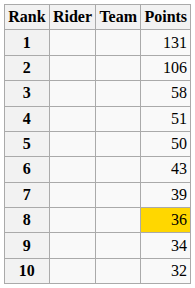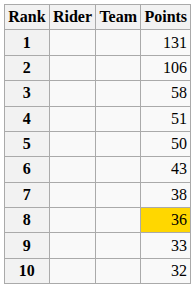(179, 194) 39 -> (179, 194) 38
(179, 245) 34 -> (179, 245) 33
